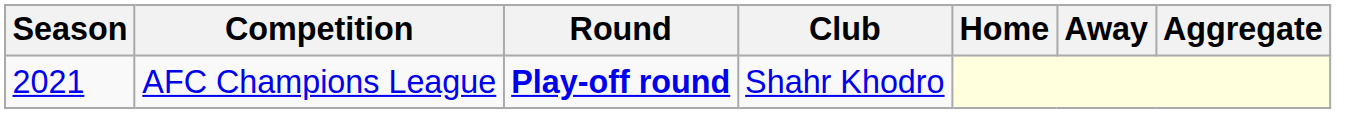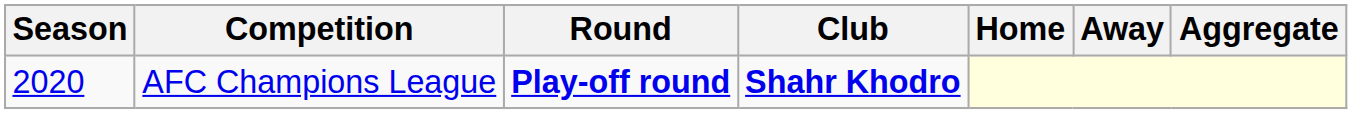(48, 81) 2021 -> (48, 81) 2020
(845, 81) normal -> (853, 81) bold
